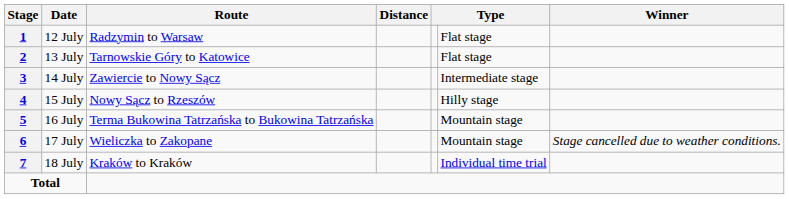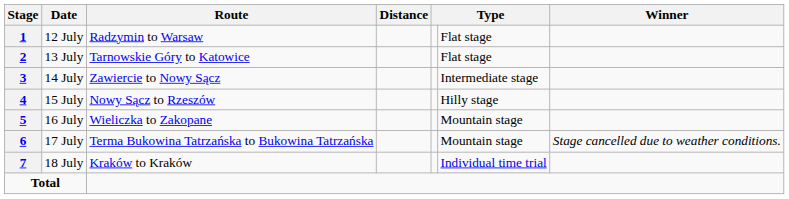(231, 120) Terma Bukowina Tatrzańska to Bukowina Tatrzańska -> (151, 120) Wieliczka to Zakopane
(151, 141) Wieliczka to Zakopane -> (231, 141) Terma Bukowina Tatrzańska to Bukowina Tatrzańska
